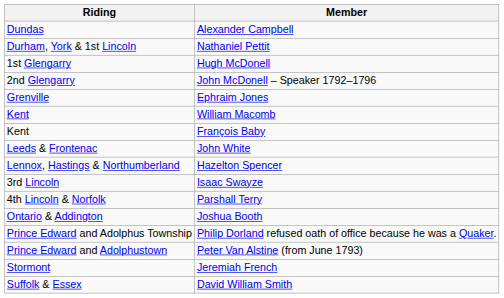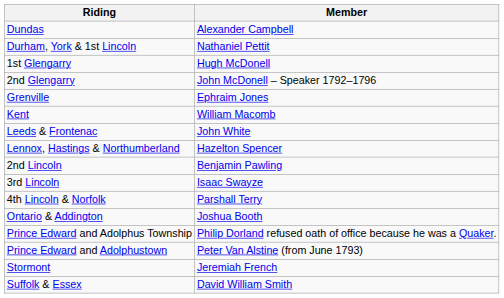- row: (231, 132)
+ row: (239, 166)
